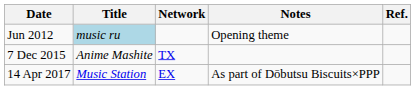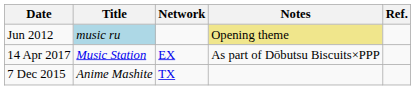(250, 34) no background -> (250, 34) khaki background
rows swapped: (36, 54) <-> (39, 74)
